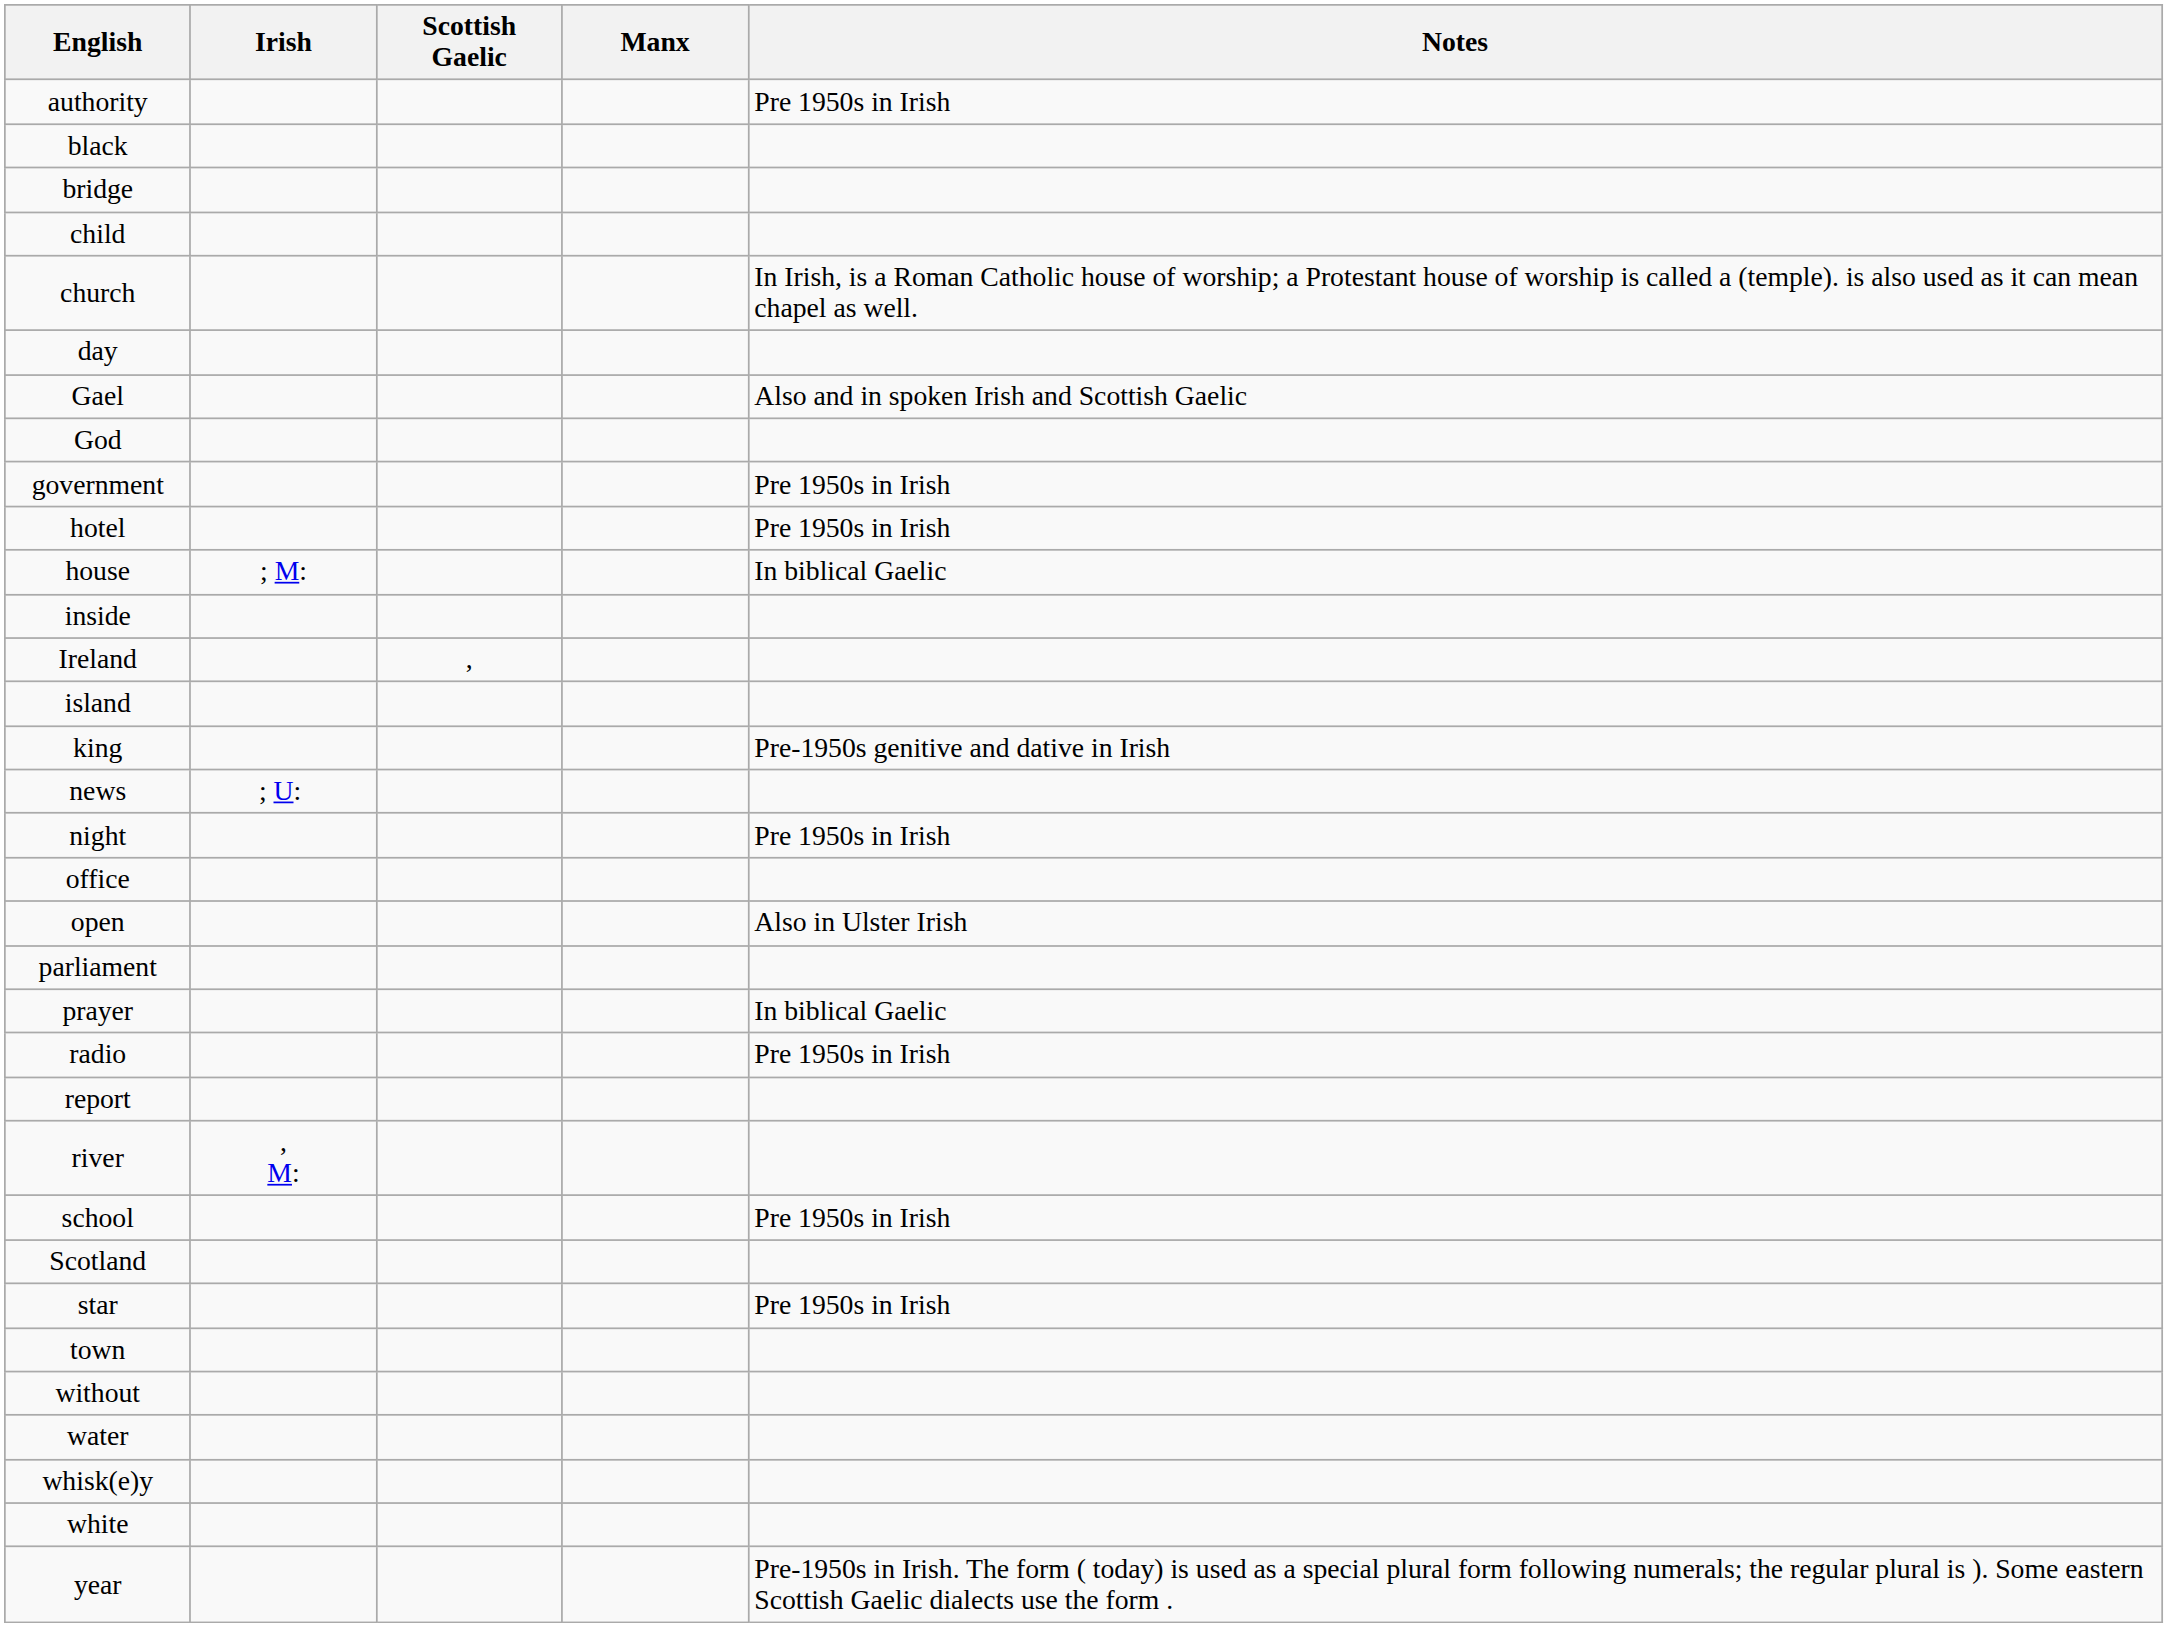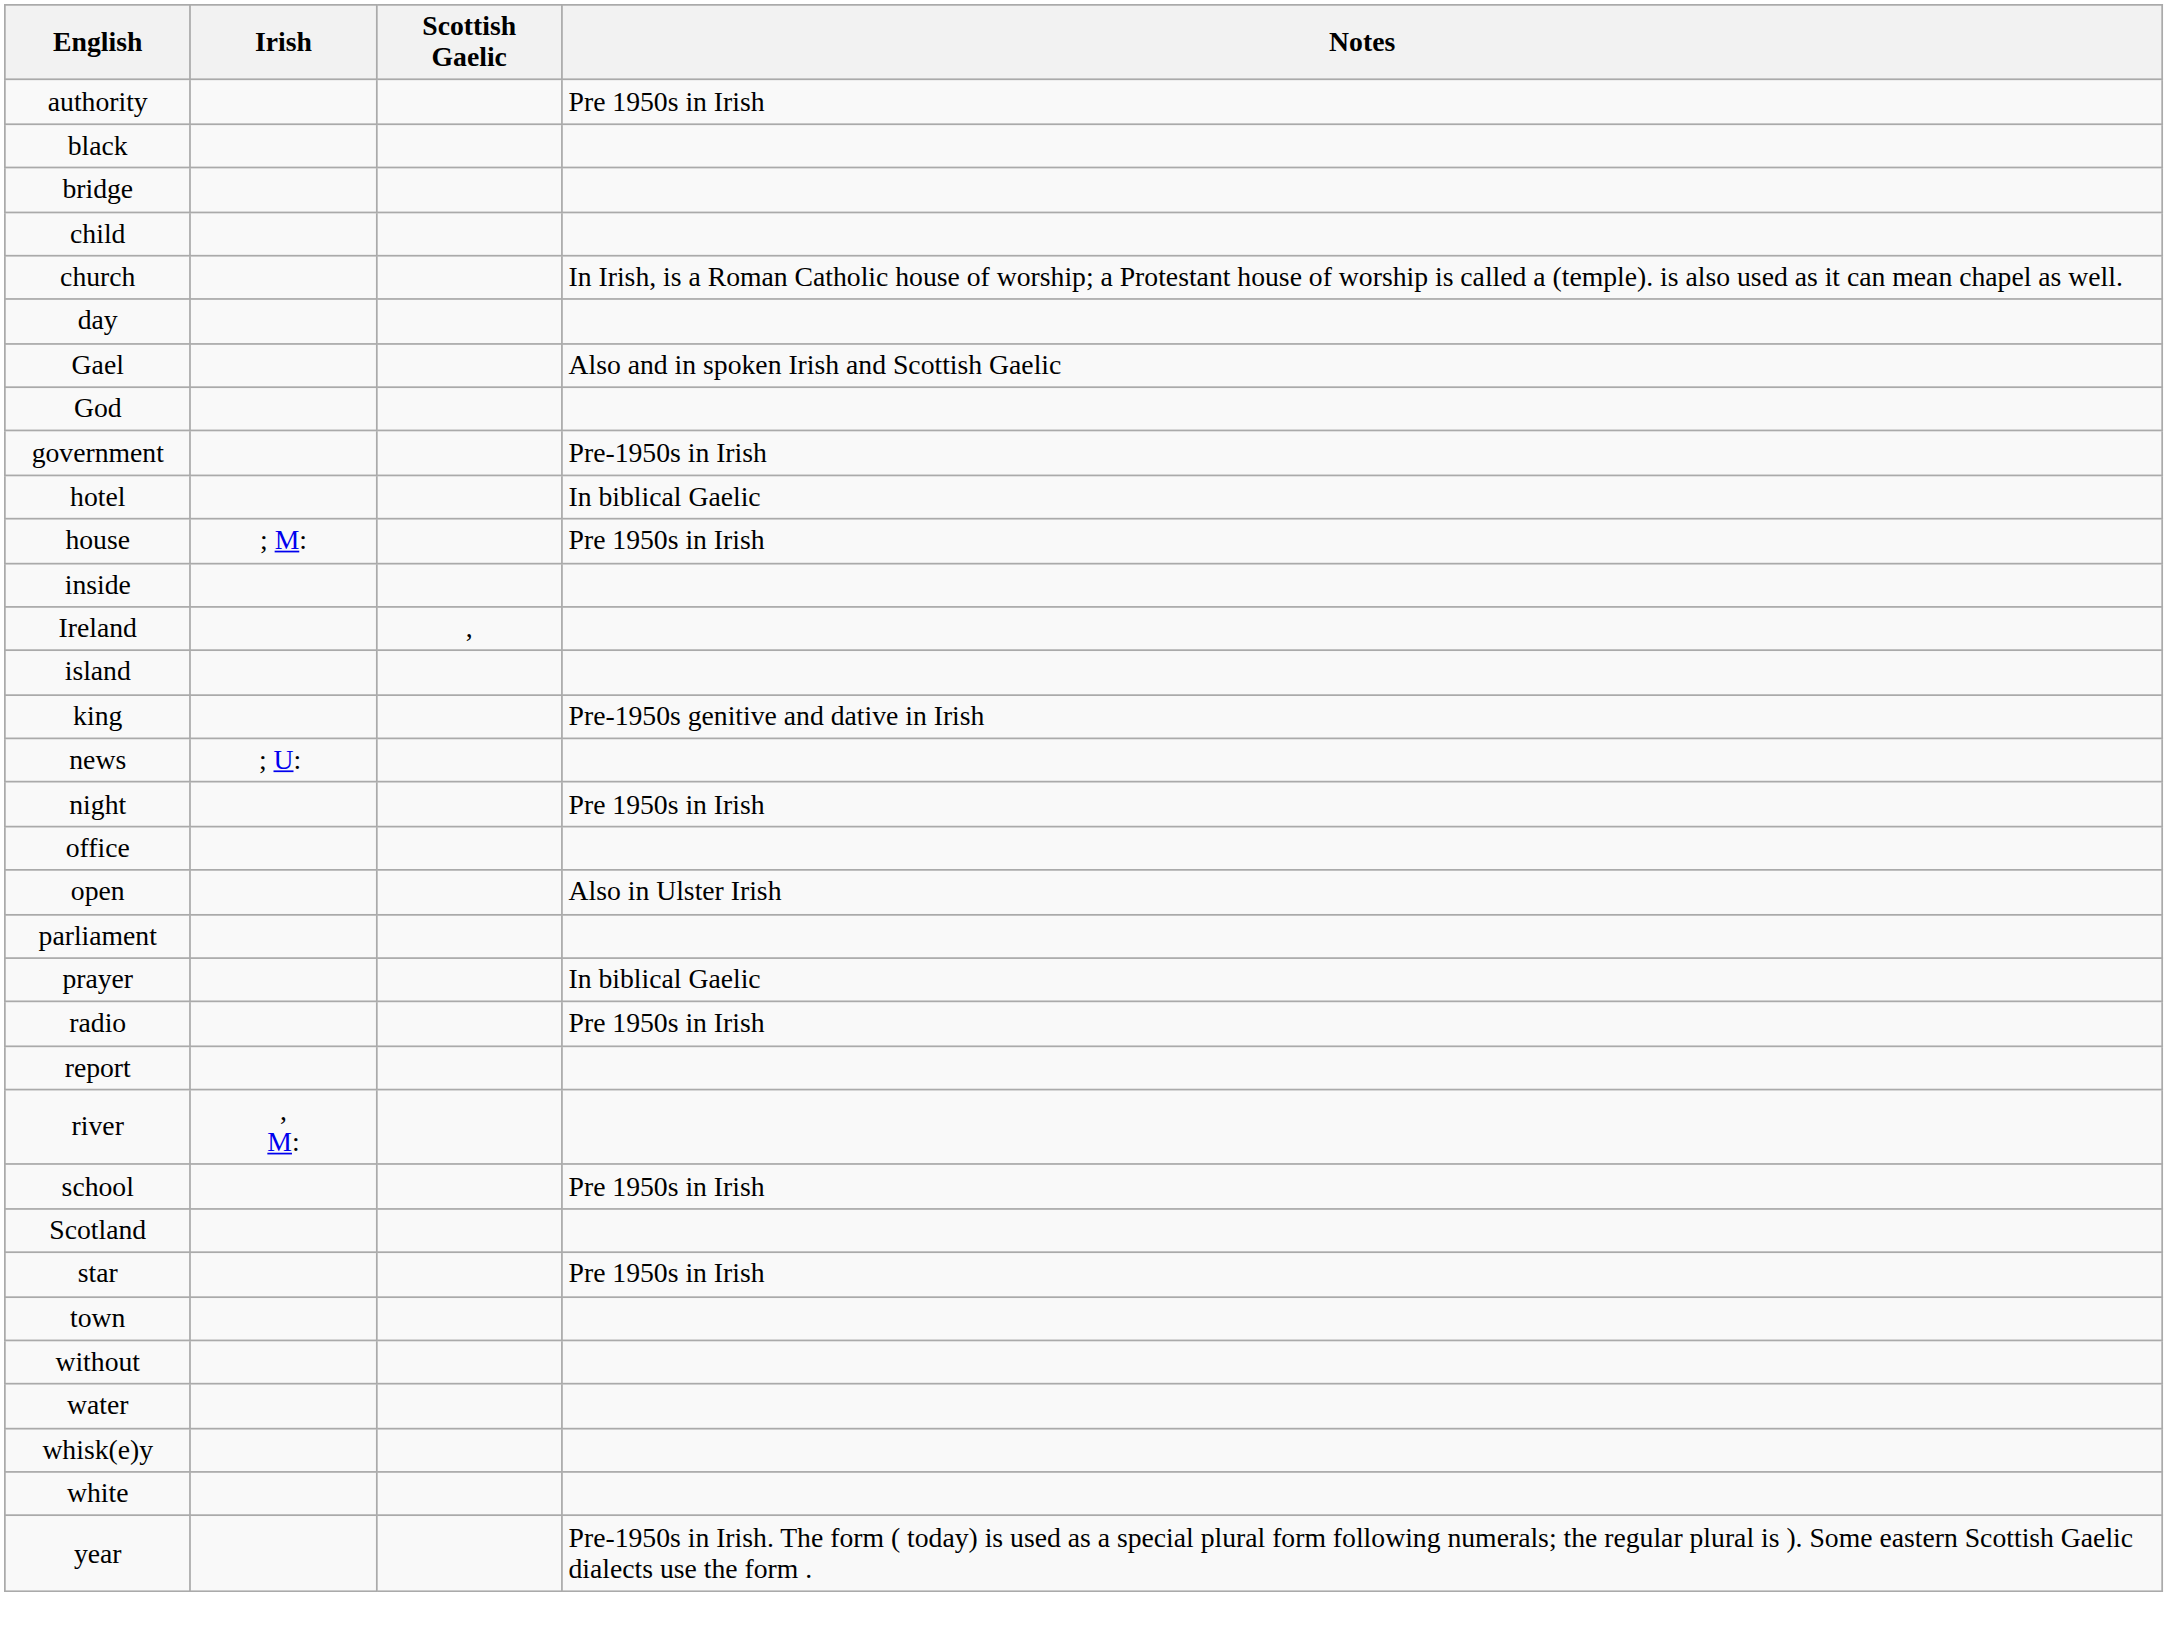- column: (655, 42)
(852, 483) Pre 1950s in Irish -> (668, 452) Pre-1950s in Irish
(852, 527) Pre 1950s in Irish -> (665, 496) In biblical Gaelic
(850, 571) In biblical Gaelic -> (667, 540) Pre 1950s in Irish
